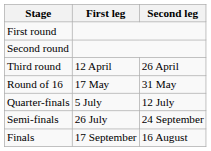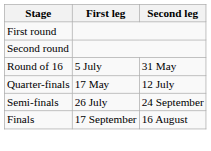- row: (34, 66)
(92, 84) 17 May -> (88, 66) 5 July
(88, 102) 5 July -> (92, 84) 17 May
